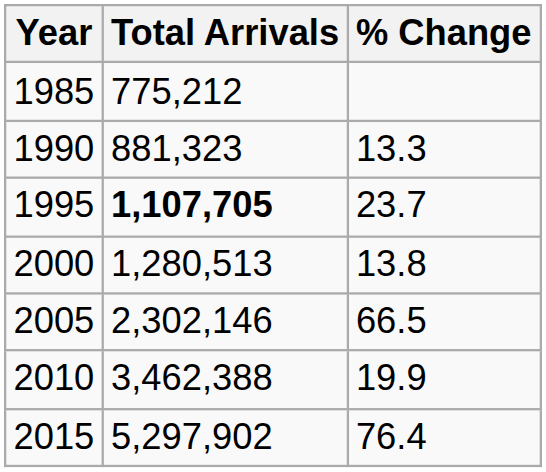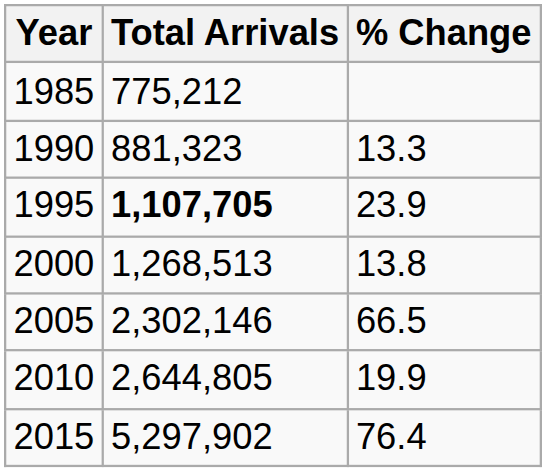(391, 206) 23.7 -> (391, 206) 23.9
(192, 263) 1,280,513 -> (192, 263) 1,268,513
(192, 378) 3,462,388 -> (192, 378) 2,644,805
